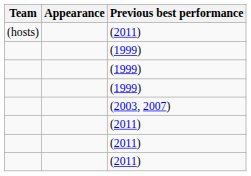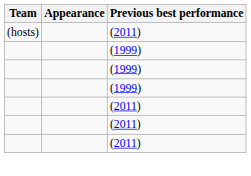- row: (23, 106)
